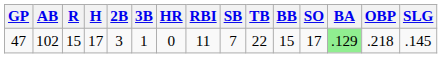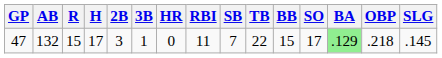(47, 40) 102 -> (47, 40) 132
